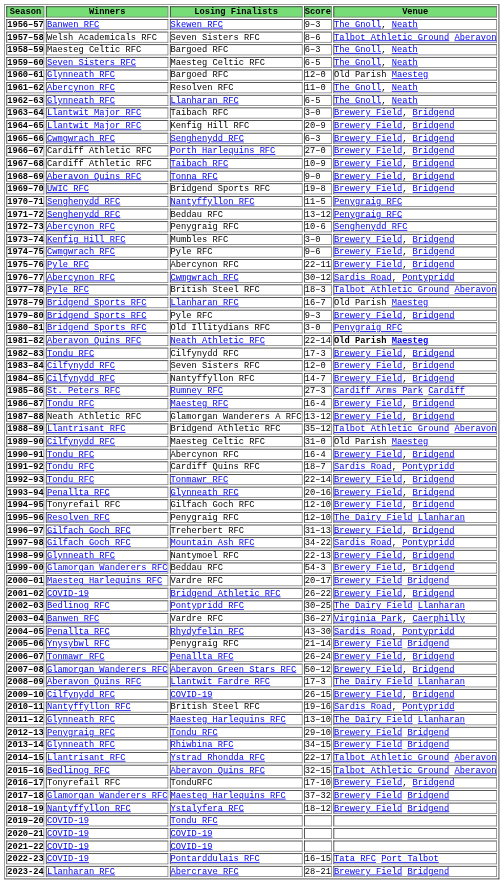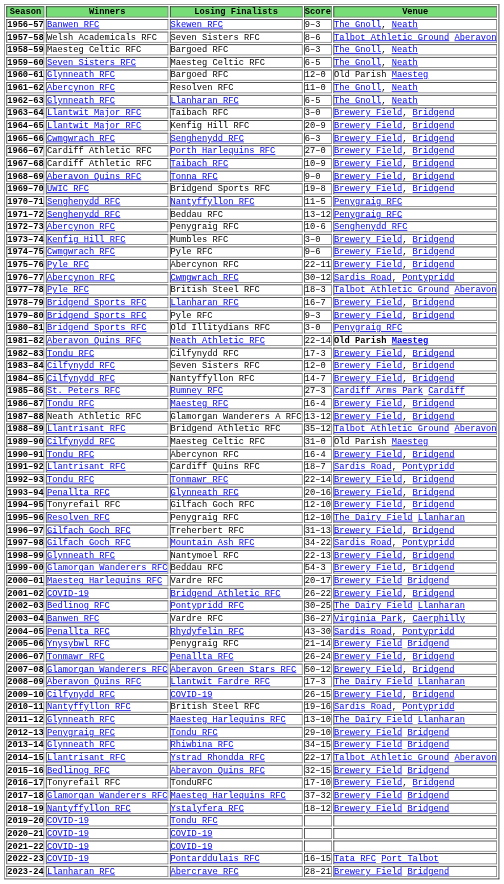(381, 303) Old Parish Maesteg -> (394, 303) Brewery Field, Bridgend
(71, 467) Tondu RFC -> (86, 467) Llantrisant RFC
(415, 770) Talbot Athletic Ground Aberavon -> (392, 770) Brewery Field Bridgend
